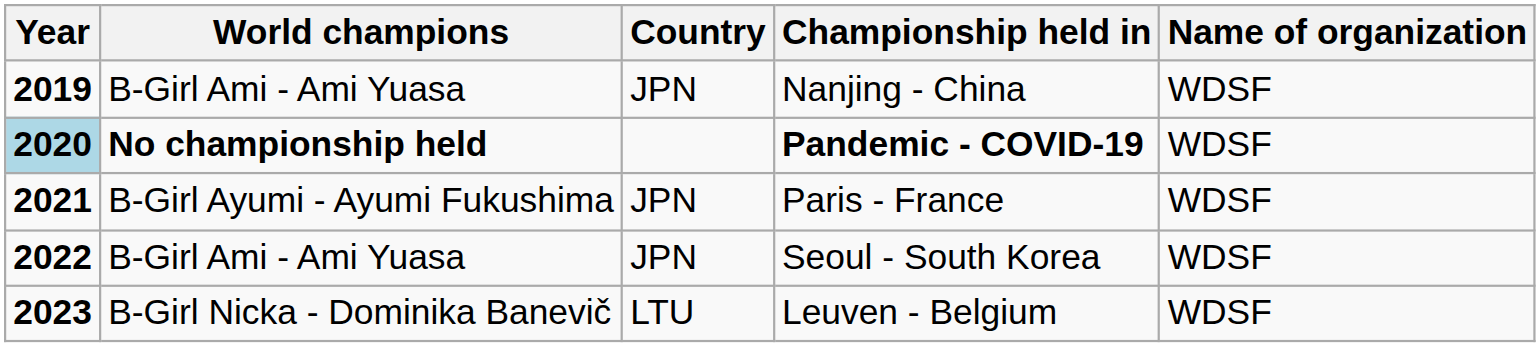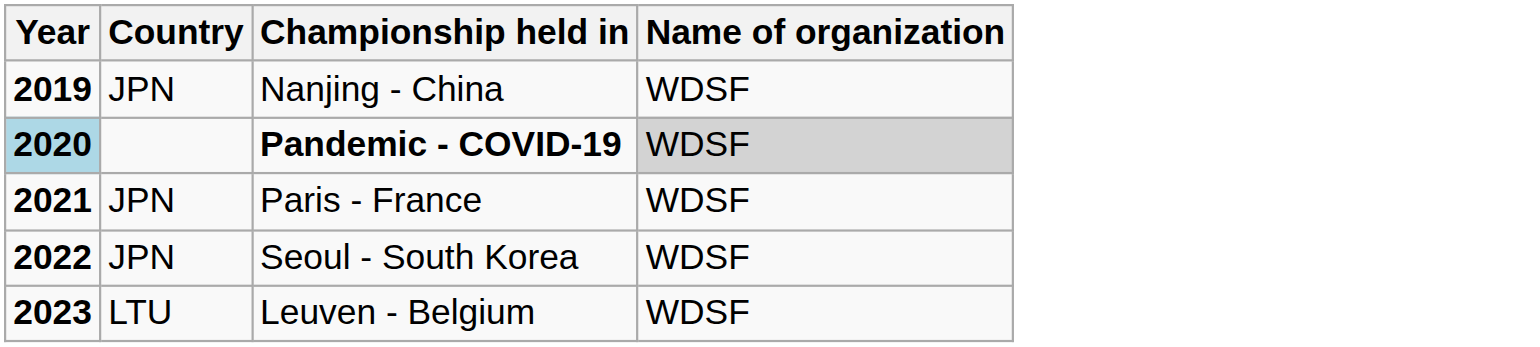- column: (361, 32)
(1220, 144) no background -> (698, 144) lightgrey background
